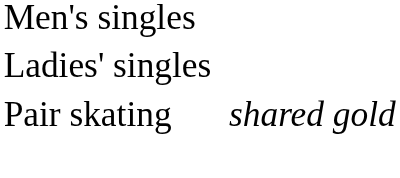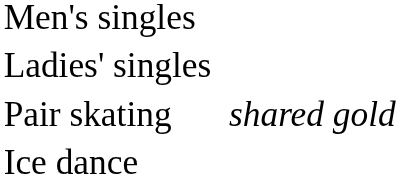+ row: (71, 162)
